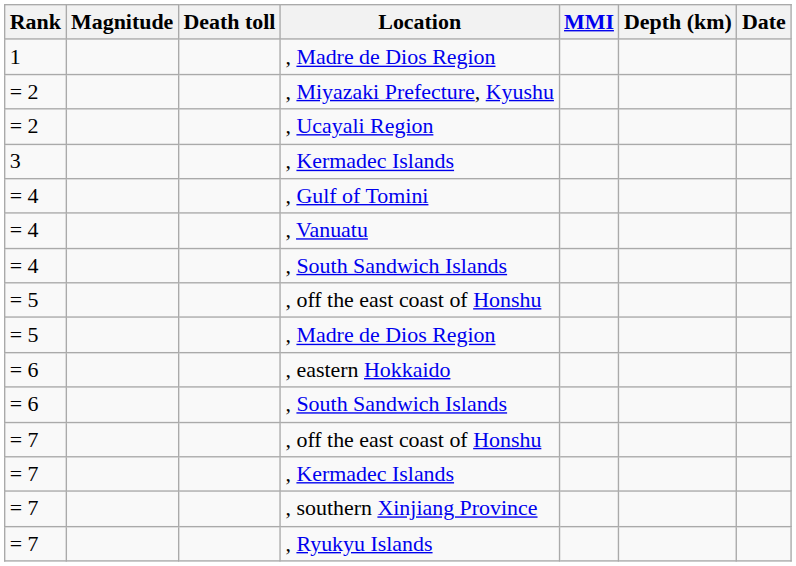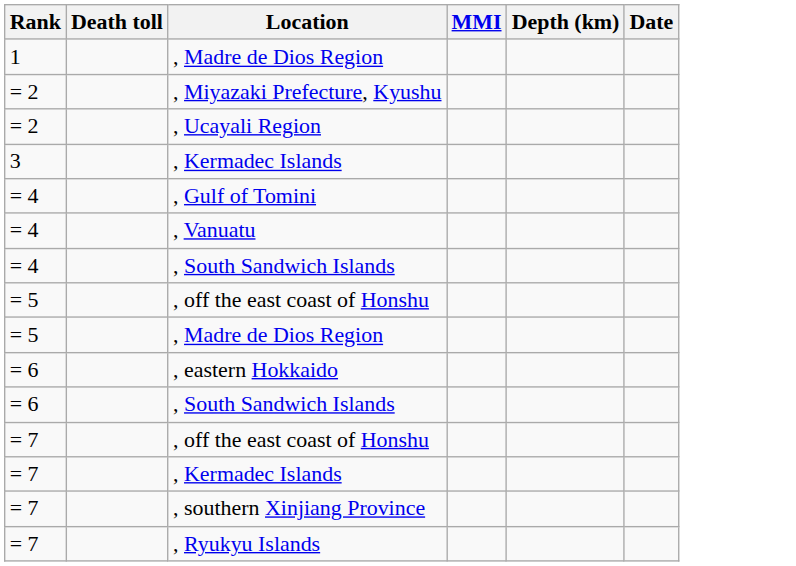- column: (122, 21)
